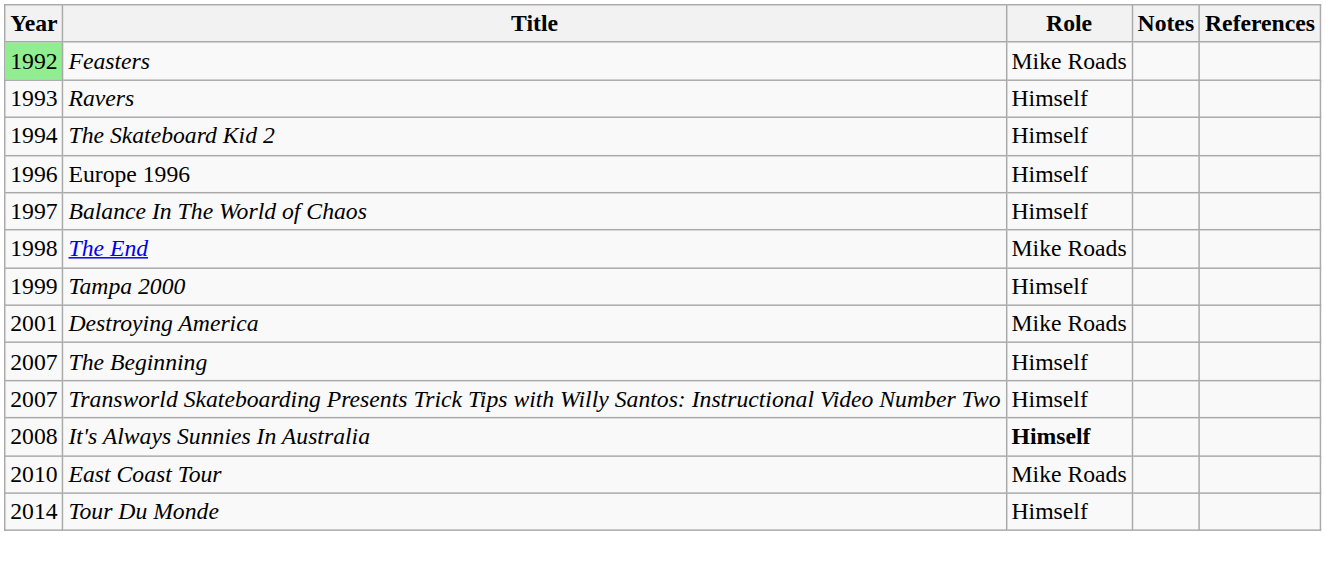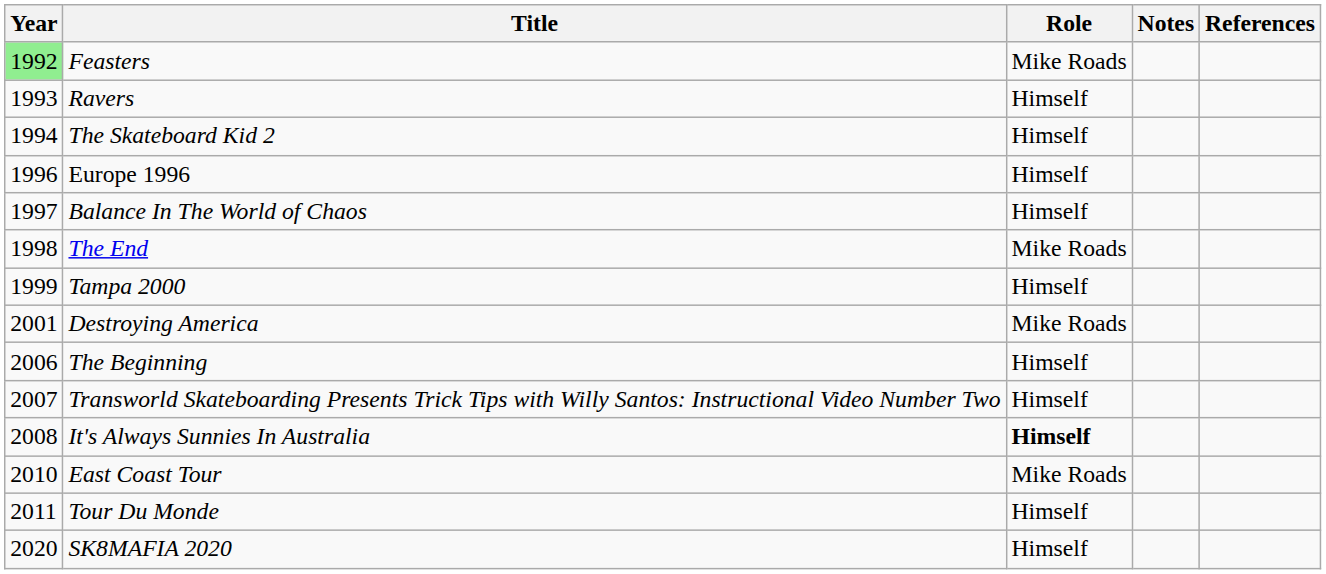(34, 361) 2007 -> (34, 361) 2006
(34, 511) 2014 -> (33, 511) 2011
+ row: (150, 549)
